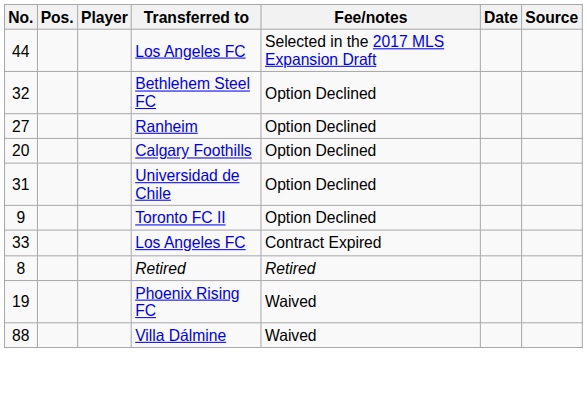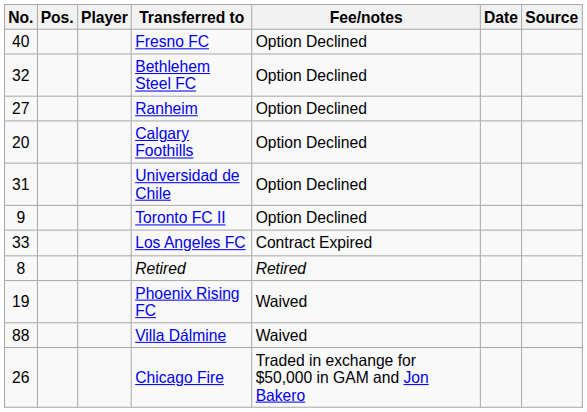- row: (21, 51)
+ row: (21, 42)
+ row: (21, 377)
